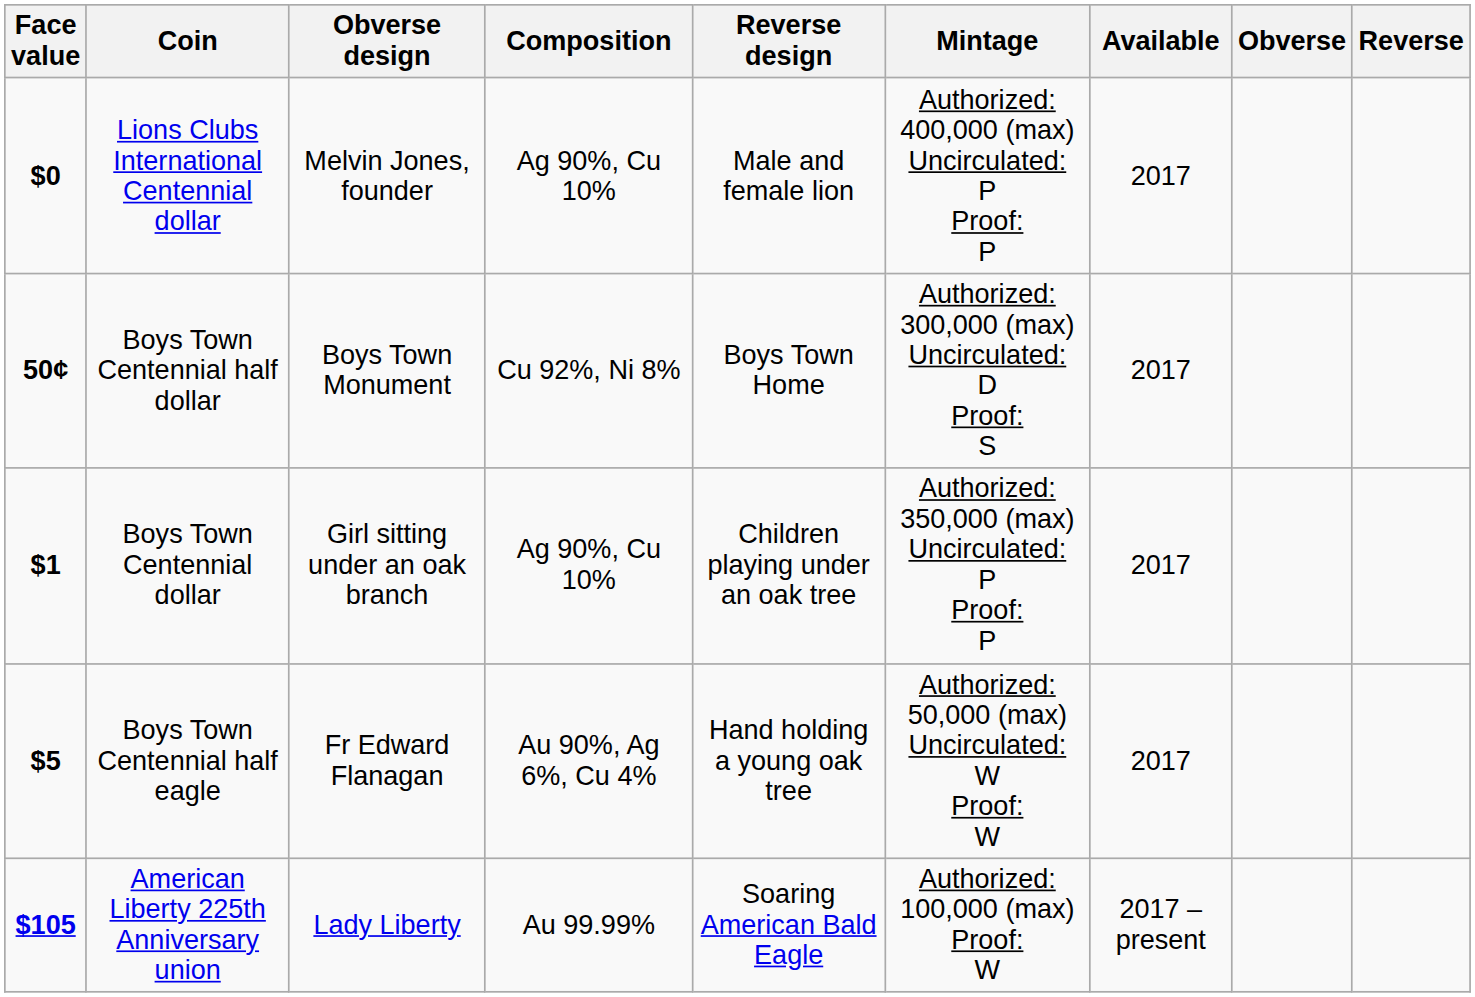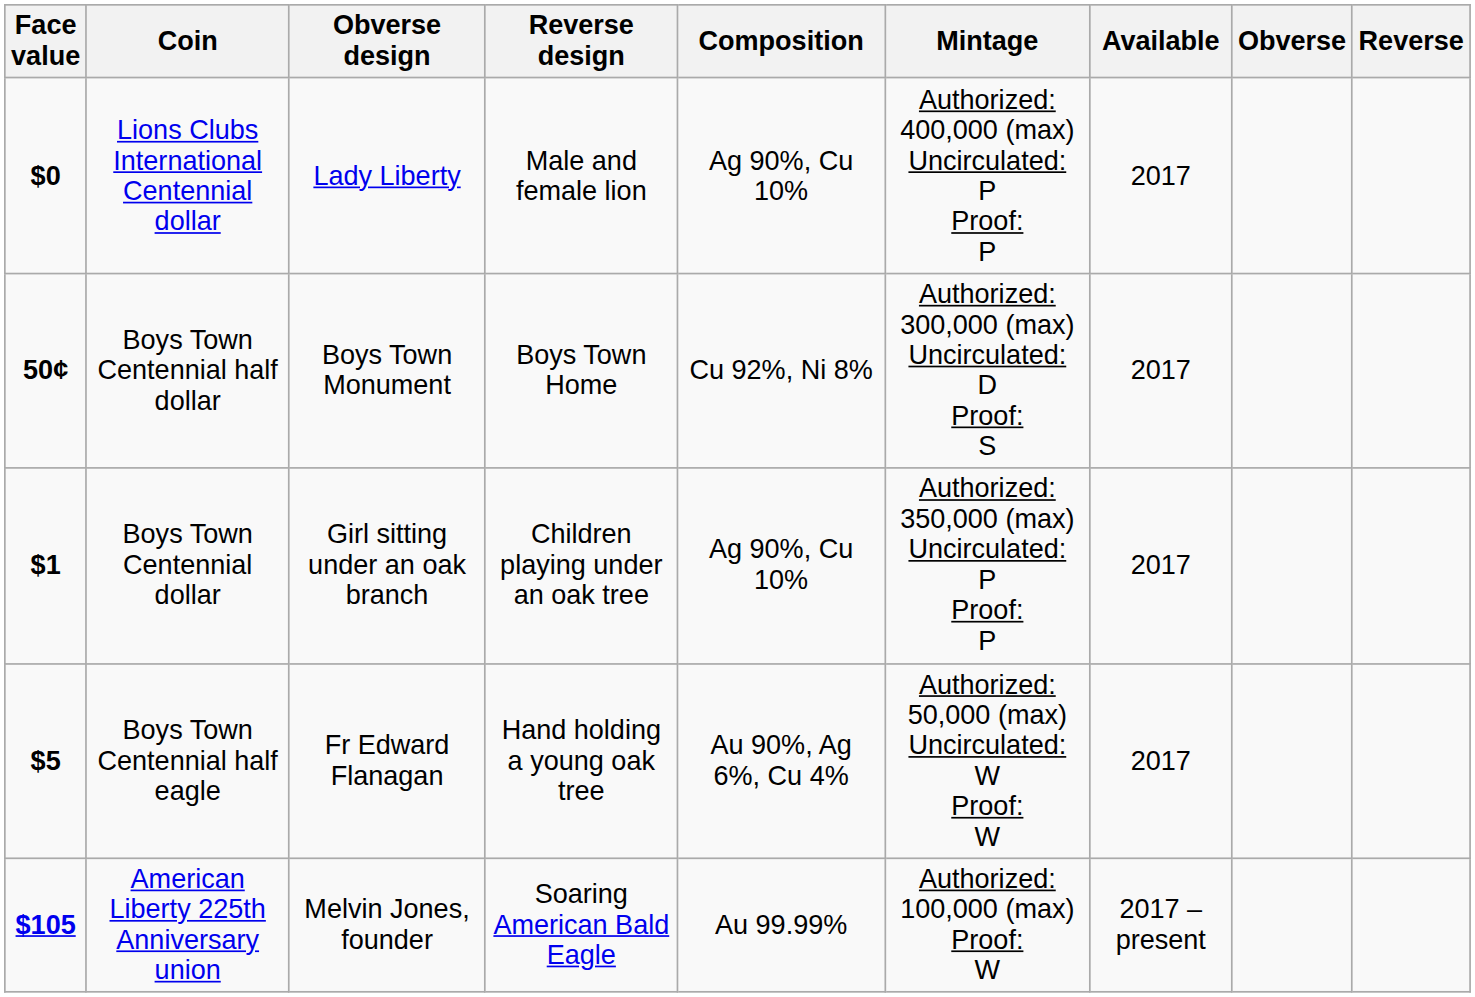columns swapped: (789, 41) <-> (589, 41)
(387, 175) Melvin Jones, founder -> (387, 175) Lady Liberty
(387, 924) Lady Liberty -> (387, 924) Melvin Jones, founder
